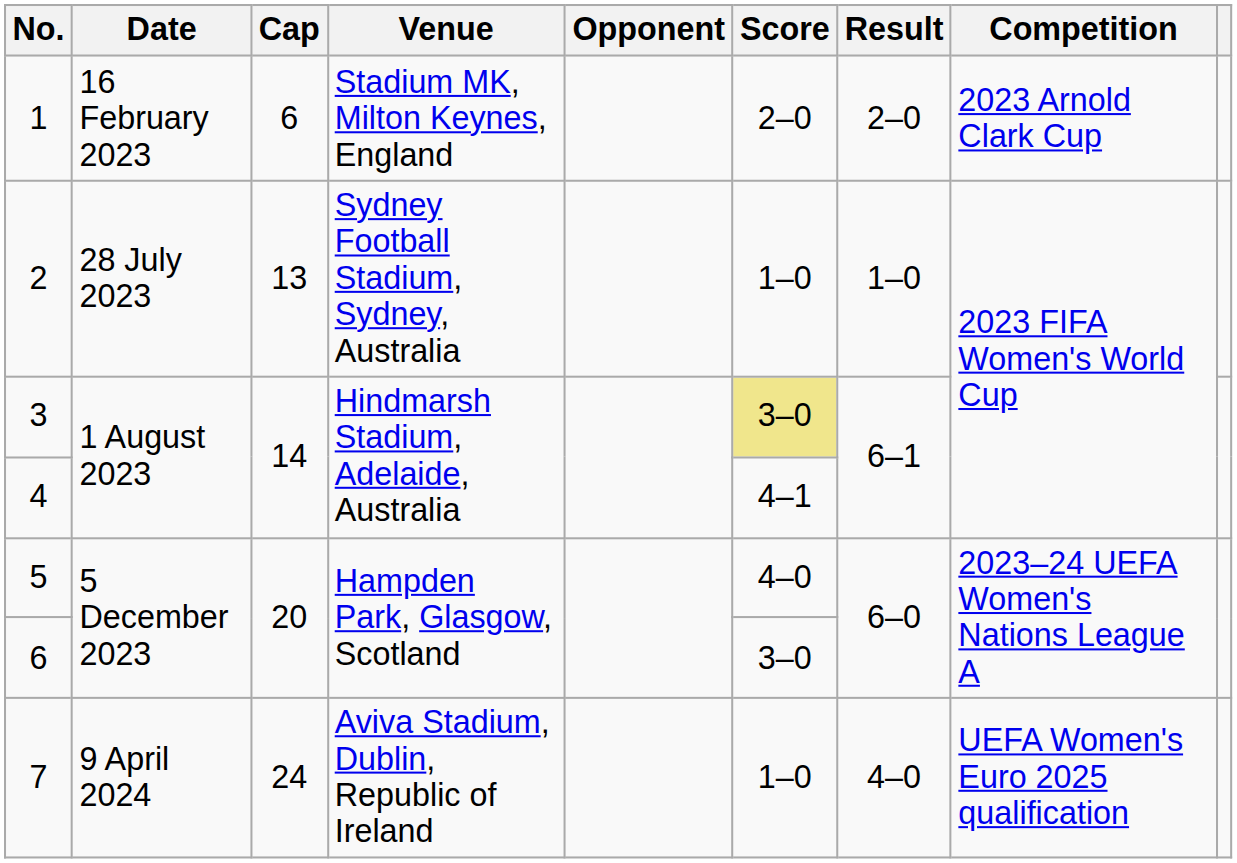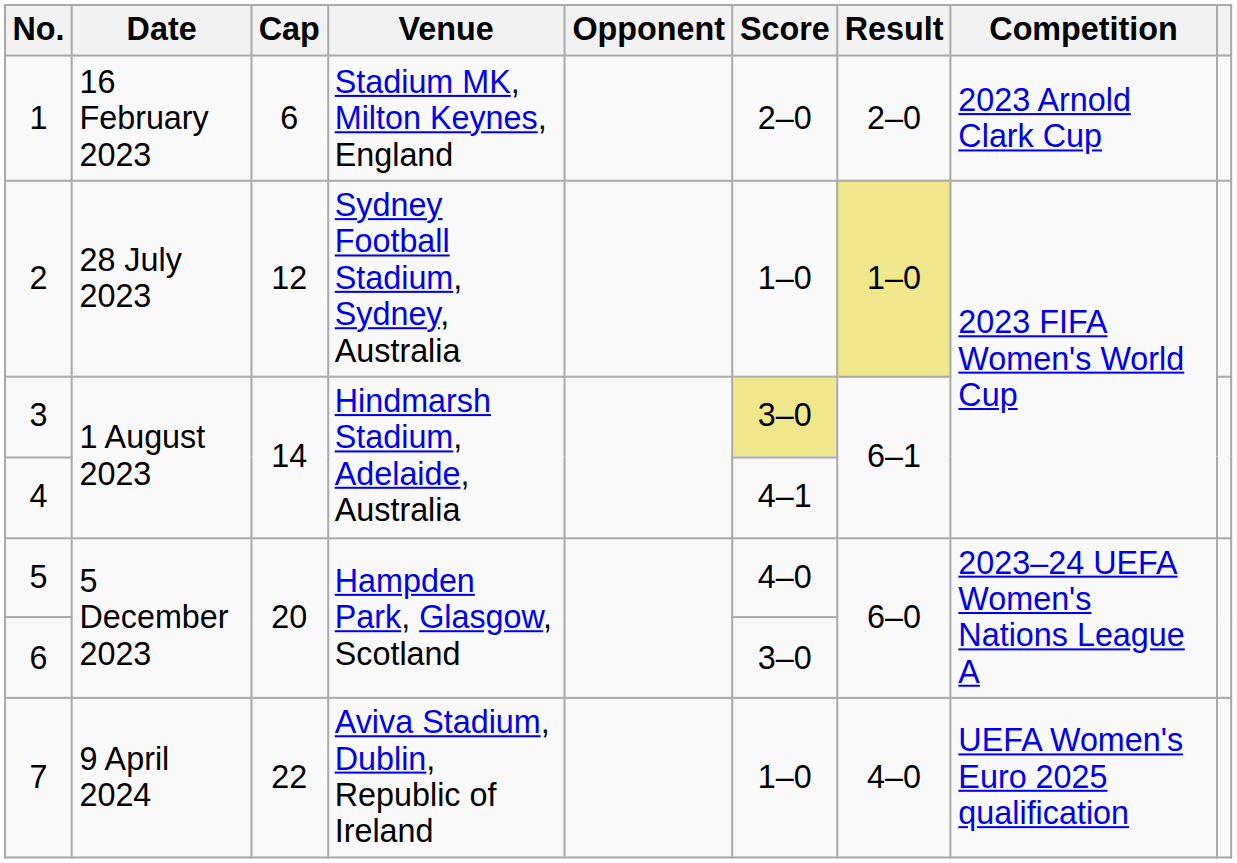(289, 278) 13 -> (289, 278) 12
(894, 278) no background -> (894, 278) khaki background
(289, 777) 24 -> (289, 777) 22
